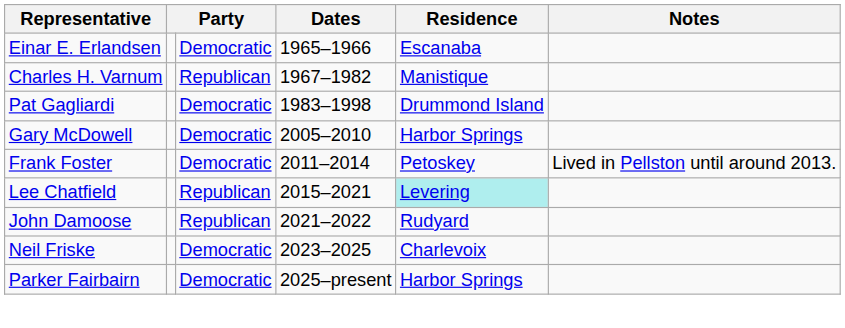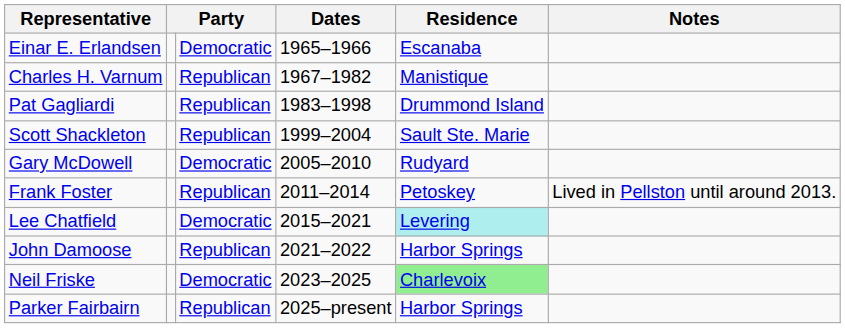(225, 105) Democratic -> (225, 105) Republican
+ row: (77, 134)
(461, 134) Harbor Springs -> (434, 163) Rudyard
(225, 163) Democratic -> (225, 192) Republican
(225, 192) Republican -> (225, 221) Democratic
(434, 221) Rudyard -> (461, 250) Harbor Springs
(443, 250) no background -> (443, 279) lightgreen background
(225, 279) Democratic -> (225, 308) Republican
